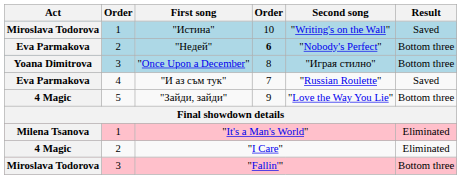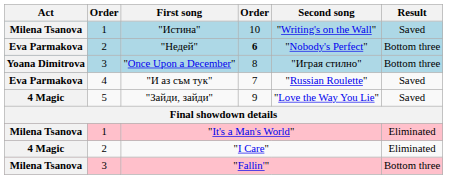(53, 30) Miroslava Todorova -> (46, 30) Milena Tsanova
(426, 98) Bottom three -> (412, 98) Saved
(53, 166) Miroslava Todorova -> (46, 166) Milena Tsanova
